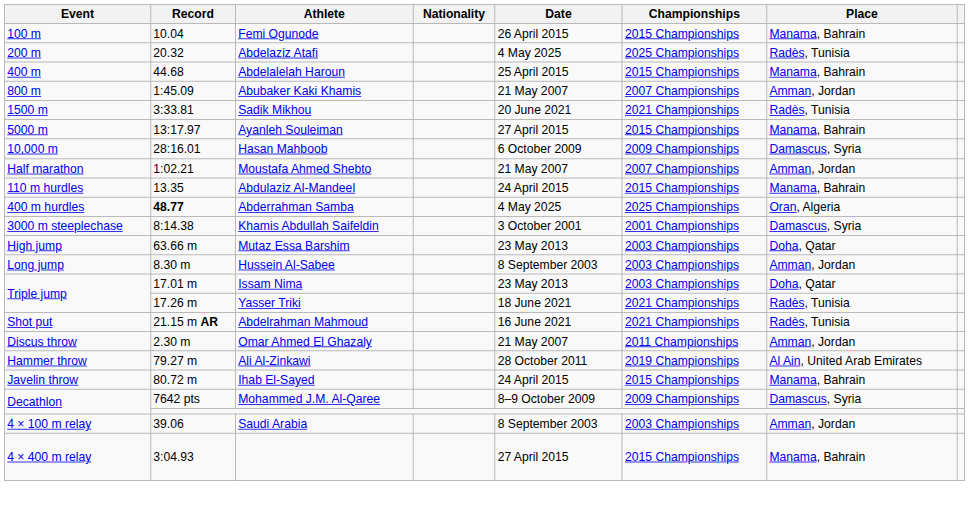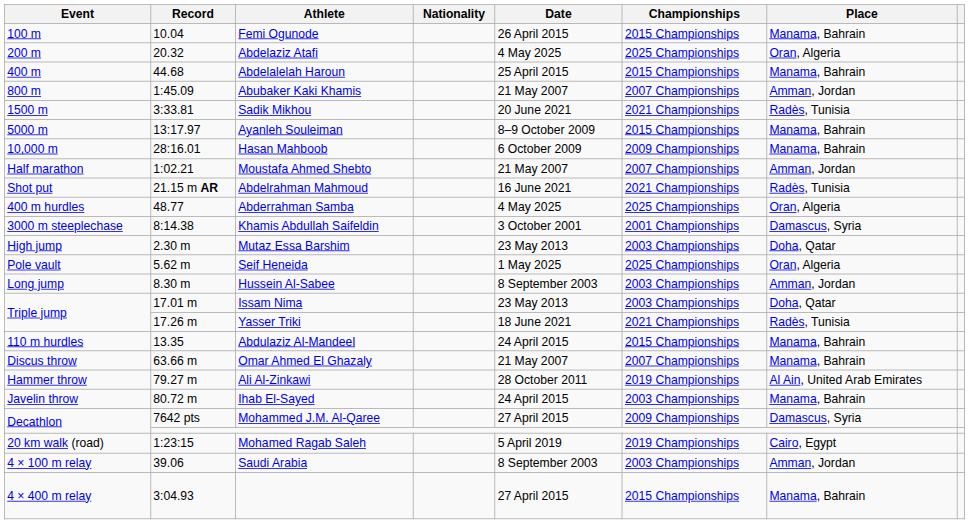(810, 53) Radès, Tunisia -> (805, 53) Oran, Algeria
(533, 130) 27 April 2015 -> (546, 130) 8–9 October 2009
(815, 149) Damascus, Syria -> (817, 149) Manama, Bahrain
rows swapped: (45, 187) <-> (30, 322)
(168, 207) bold -> (168, 207) normal
(175, 245) 63.66 m -> (172, 245) 2.30 m
+ row: (34, 264)
(172, 341) 2.30 m -> (175, 361) 63.66 m
(682, 341) 2011 Championships -> (682, 361) 2007 Championships
(812, 341) Amman, Jordan -> (817, 361) Manama, Bahrain
(682, 380) 2015 Championships -> (682, 399) 2003 Championships
(546, 399) 8–9 October 2009 -> (533, 418) 27 April 2015
+ row: (56, 443)
